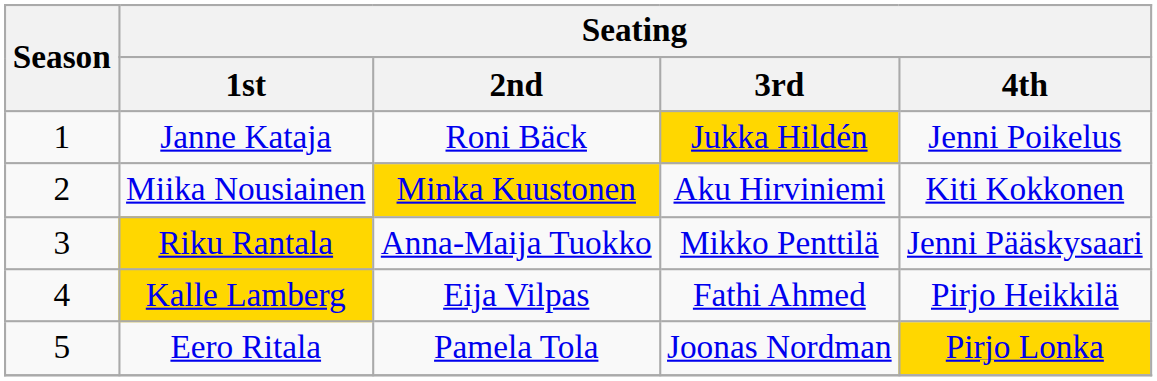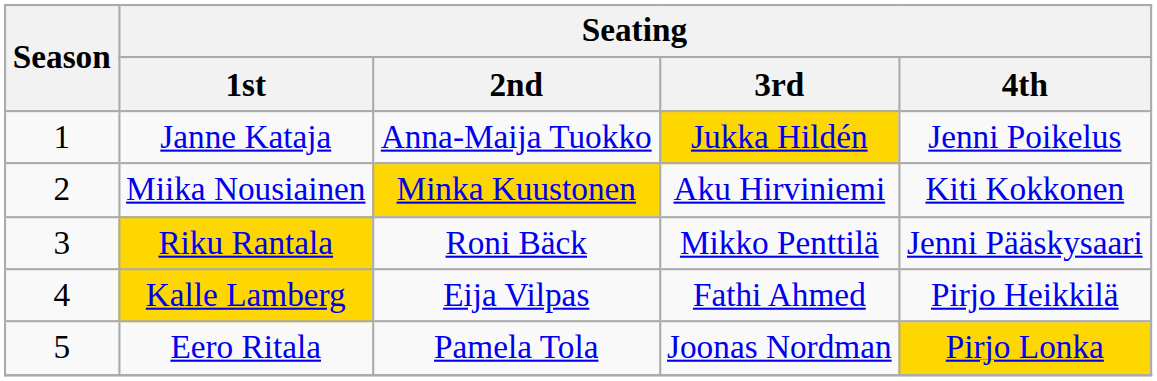(516, 136) Roni Bäck -> (516, 136) Anna-Maija Tuokko
(516, 242) Anna-Maija Tuokko -> (516, 242) Roni Bäck
